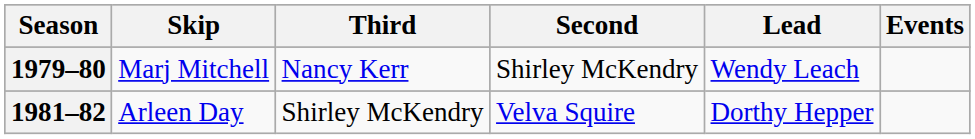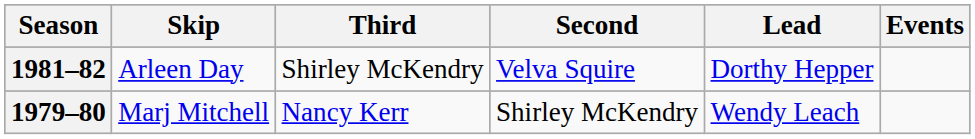rows swapped: (58, 68) <-> (58, 111)
